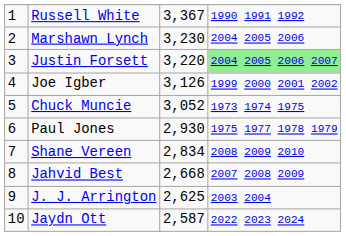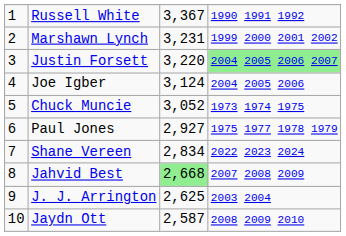(184, 39) 3,230 -> (184, 39) 3,231
(258, 39) 2004 2005 2006 -> (274, 39) 1999 2000 2001 2002
(184, 84) 3,126 -> (184, 84) 3,124
(274, 84) 1999 2000 2001 2002 -> (258, 84) 2004 2005 2006
(184, 129) 2,930 -> (184, 129) 2,927
(258, 152) 2008 2009 2010 -> (258, 152) 2022 2023 2024
(184, 175) no background -> (184, 175) lightgreen background
(258, 220) 2022 2023 2024 -> (258, 220) 2008 2009 2010
